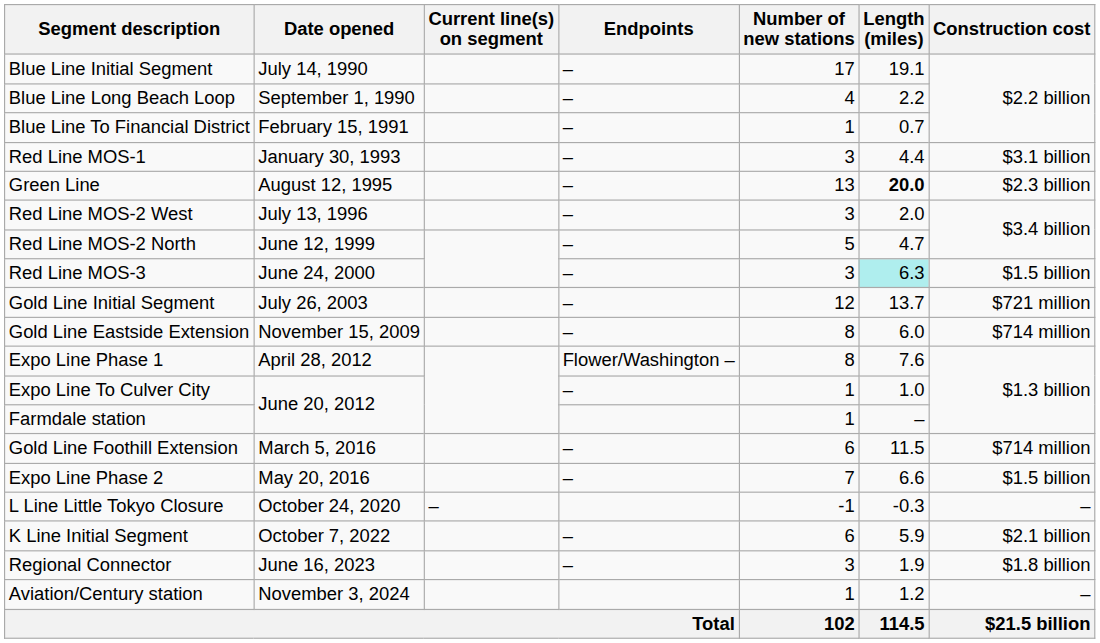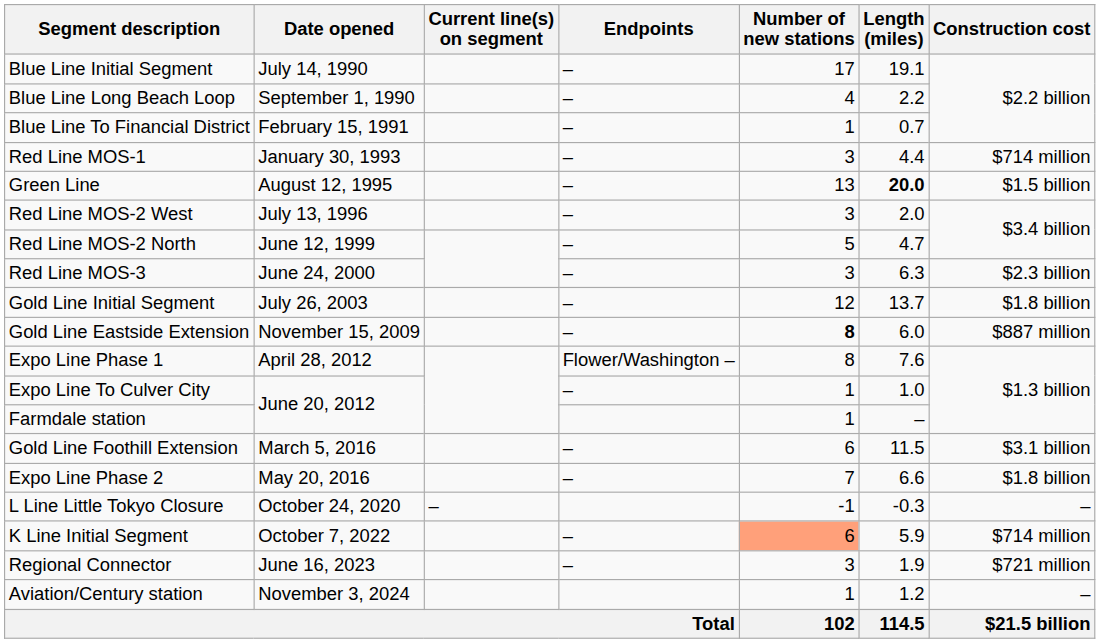(1046, 156) $3.1 billion -> (1041, 156) $714 million
(1046, 185) $2.3 billion -> (1046, 185) $1.5 billion
(912, 273) paleturquoise background -> (912, 273) no background
(1046, 273) $1.5 billion -> (1046, 273) $2.3 billion
(1041, 302) $721 million -> (1046, 302) $1.8 billion
(850, 331) normal -> (850, 331) bold
(1041, 331) $714 million -> (1041, 331) $887 million
(1041, 448) $714 million -> (1046, 448) $3.1 billion
(1046, 477) $1.5 billion -> (1046, 477) $1.8 billion
(850, 535) no background -> (850, 535) lightsalmon background
(1046, 535) $2.1 billion -> (1041, 535) $714 million
(1046, 565) $1.8 billion -> (1041, 565) $721 million
